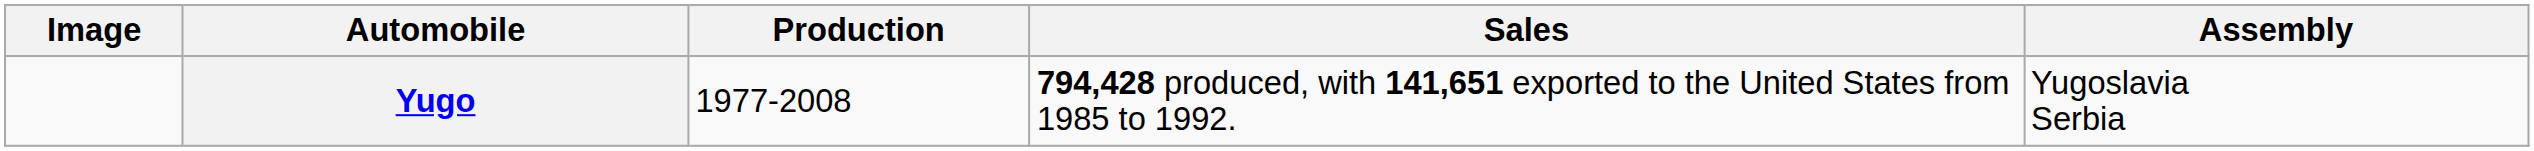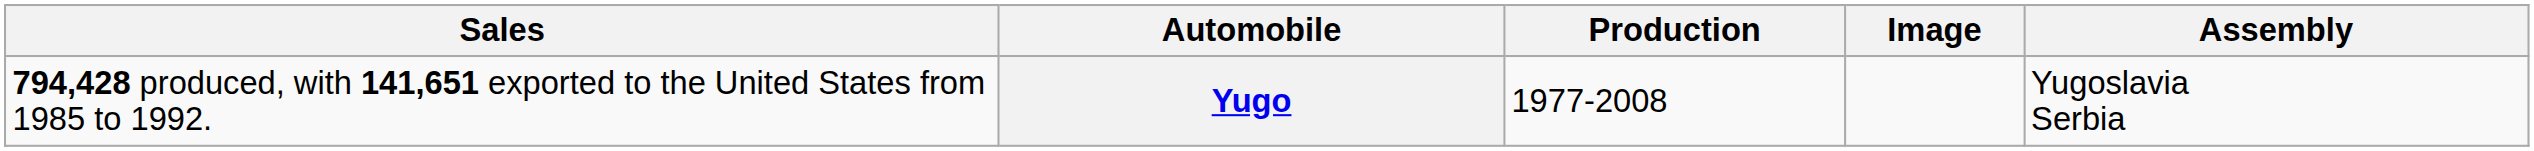columns swapped: (94, 30) <-> (1526, 30)
